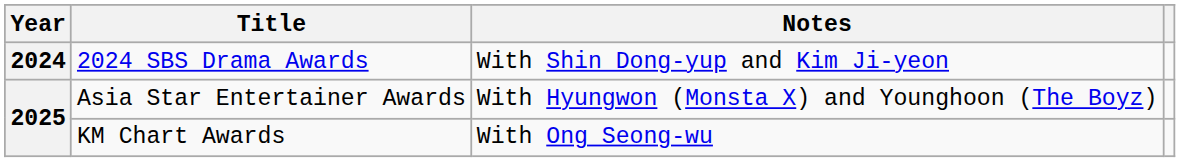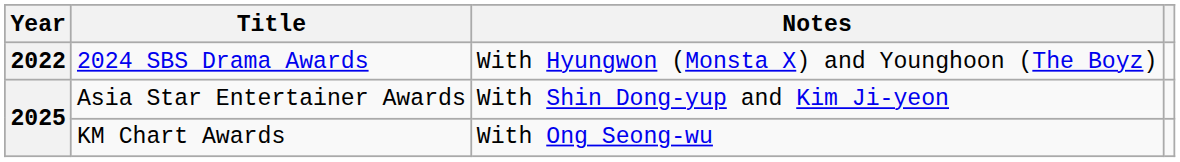(38, 61) 2024 -> (38, 61) 2022
(713, 61) With Shin Dong-yup and Kim Ji-yeon -> (817, 61) With Hyungwon (Monsta X) and Younghoon (The Boyz)
(817, 99) With Hyungwon (Monsta X) and Younghoon (The Boyz) -> (713, 99) With Shin Dong-yup and Kim Ji-yeon
